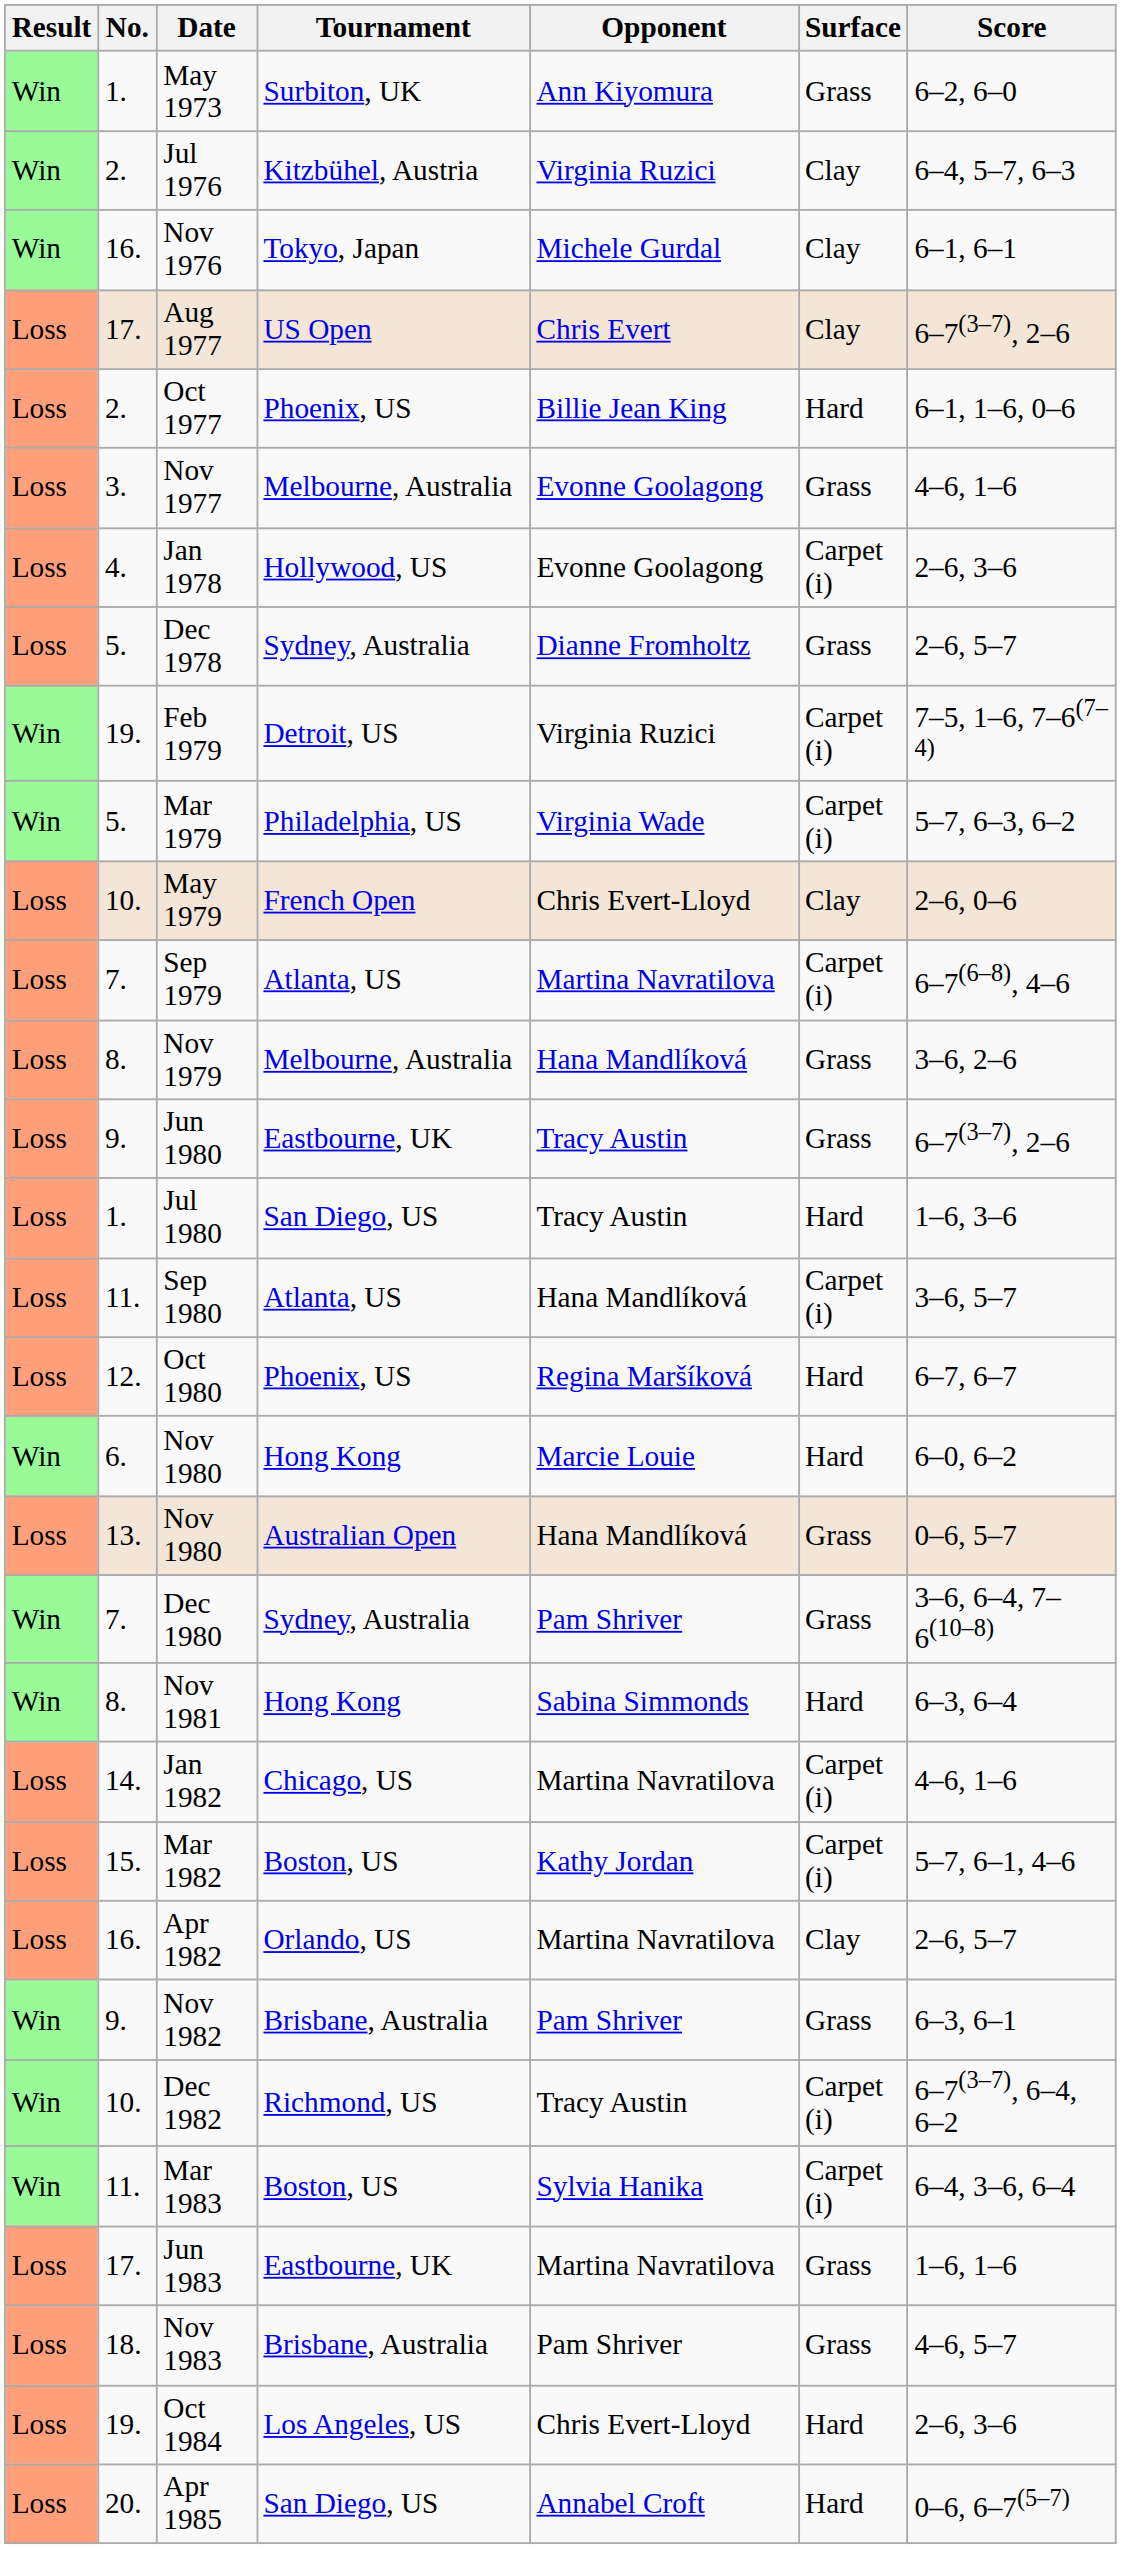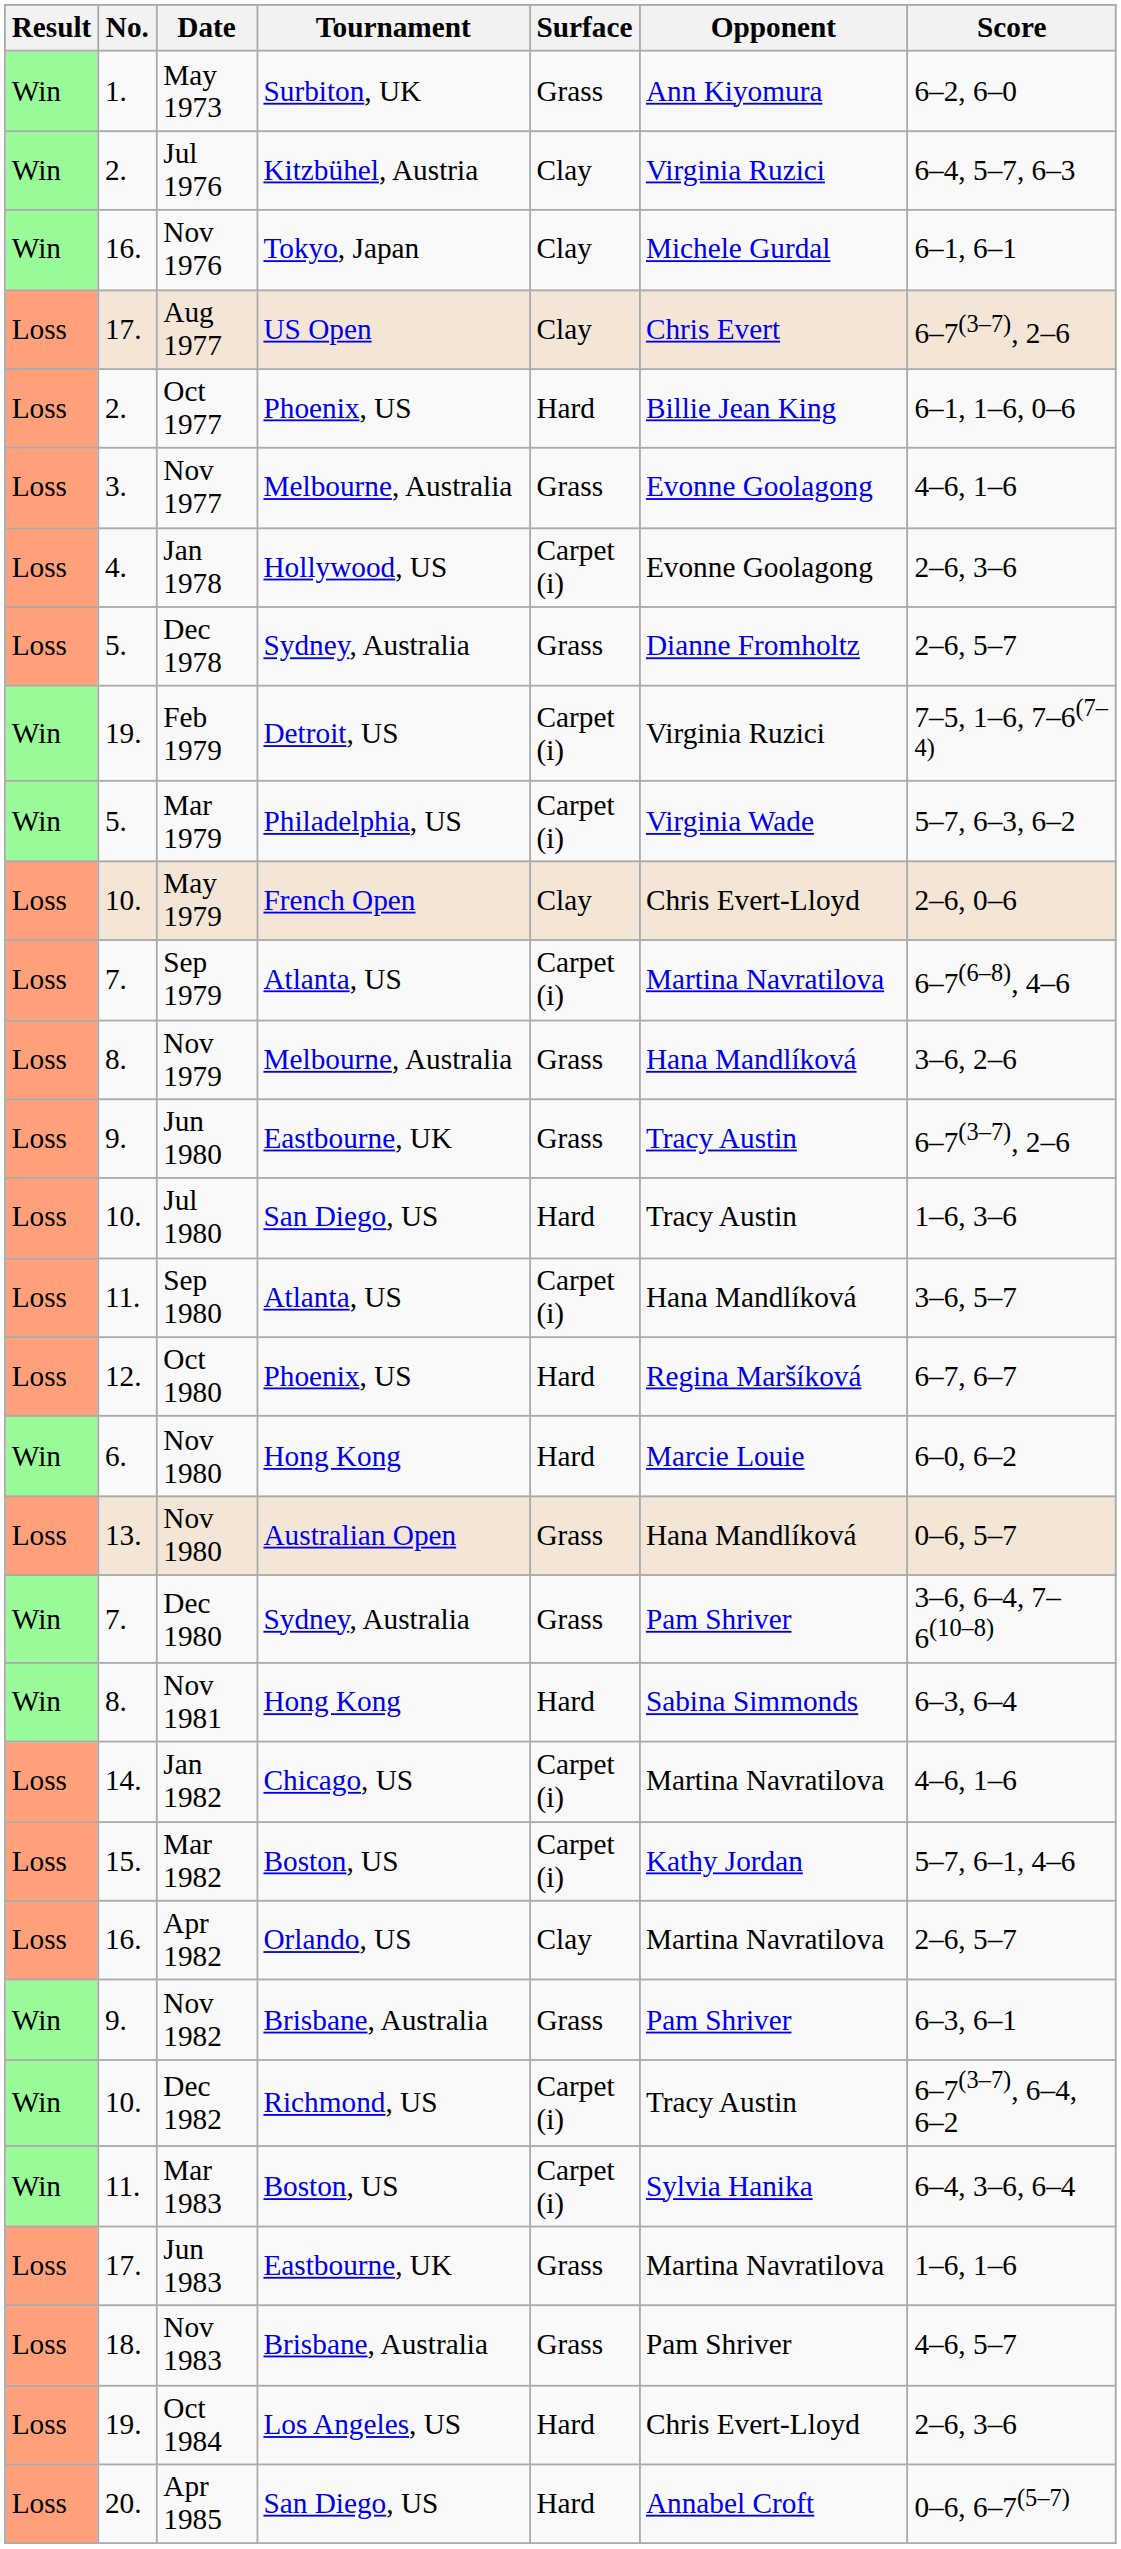columns swapped: (853, 27) <-> (664, 27)
(116, 1217) 1. -> (123, 1217) 10.
